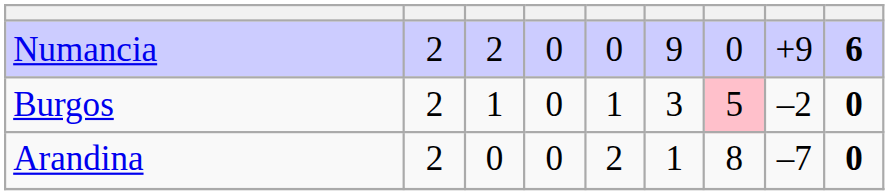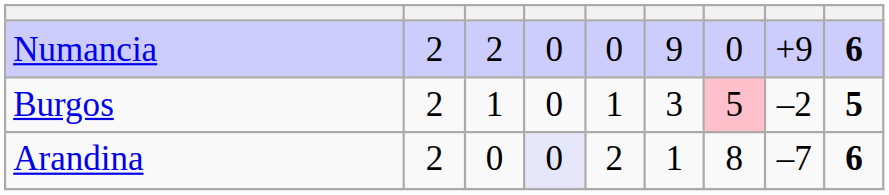(854, 104) 0 -> (854, 104) 5
(554, 159) no background -> (554, 159) lavender background
(854, 159) 0 -> (854, 159) 6
